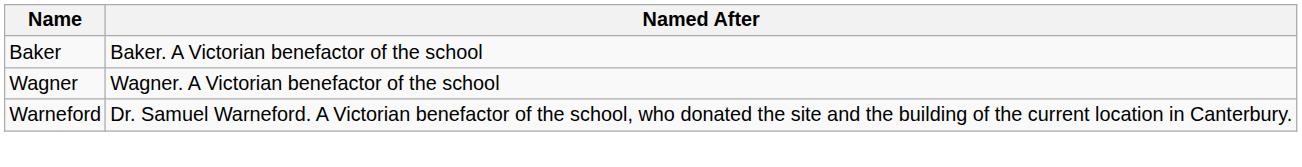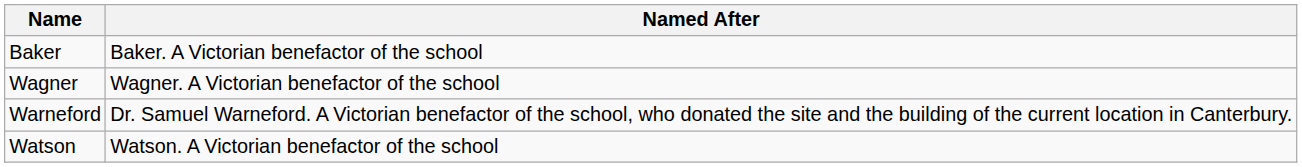+ row: (42, 146)
